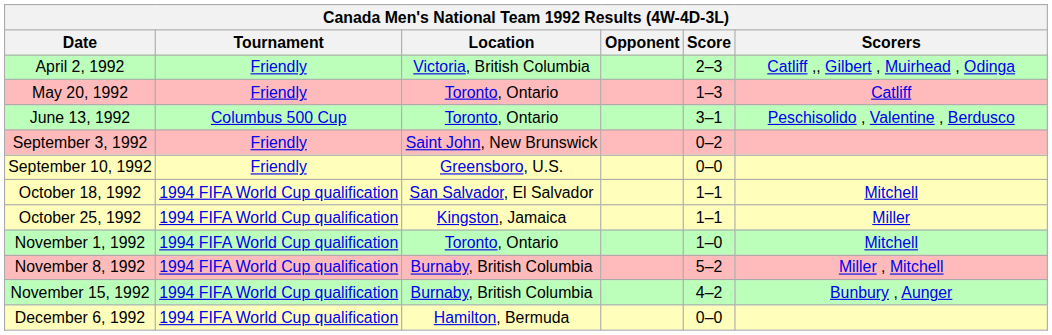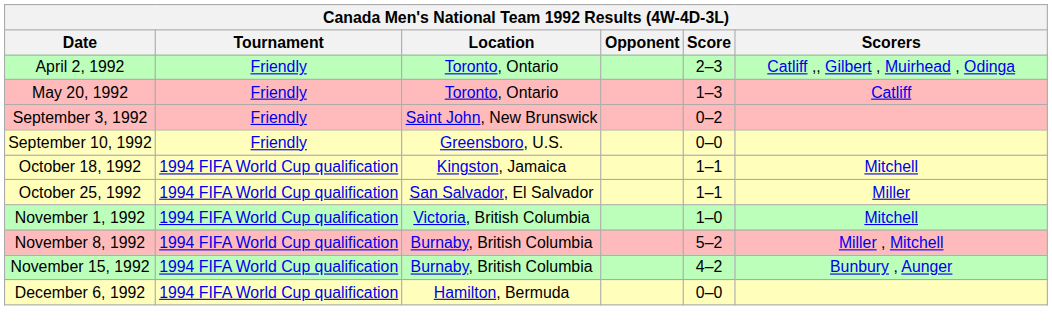(502, 68) Victoria, British Columbia -> (502, 68) Toronto, Ontario
- row: (80, 118)
(502, 193) San Salvador, El Salvador -> (502, 168) Kingston, Jamaica
(502, 218) Kingston, Jamaica -> (502, 193) San Salvador, El Salvador
(502, 243) Toronto, Ontario -> (502, 218) Victoria, British Columbia
